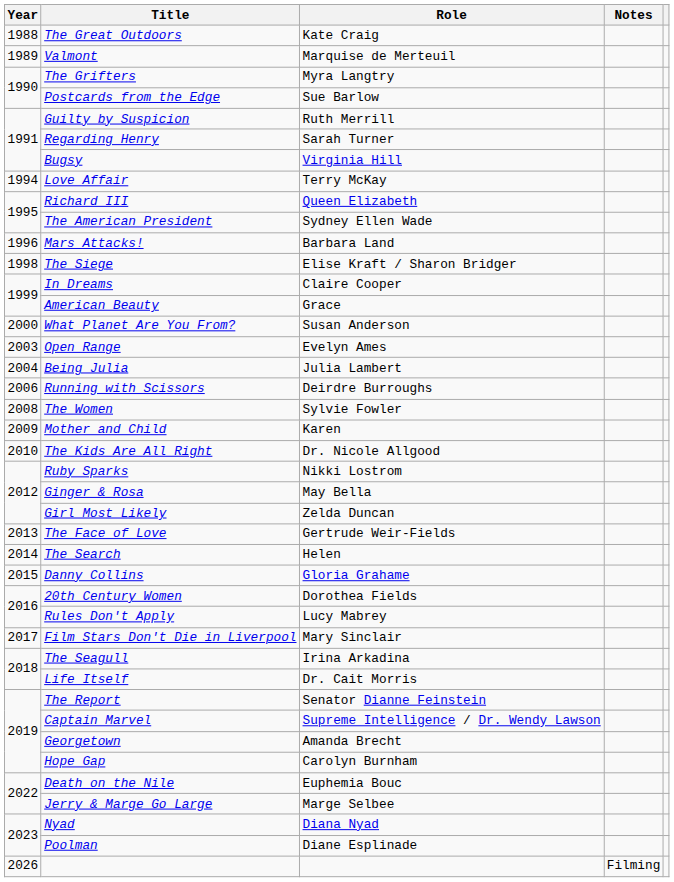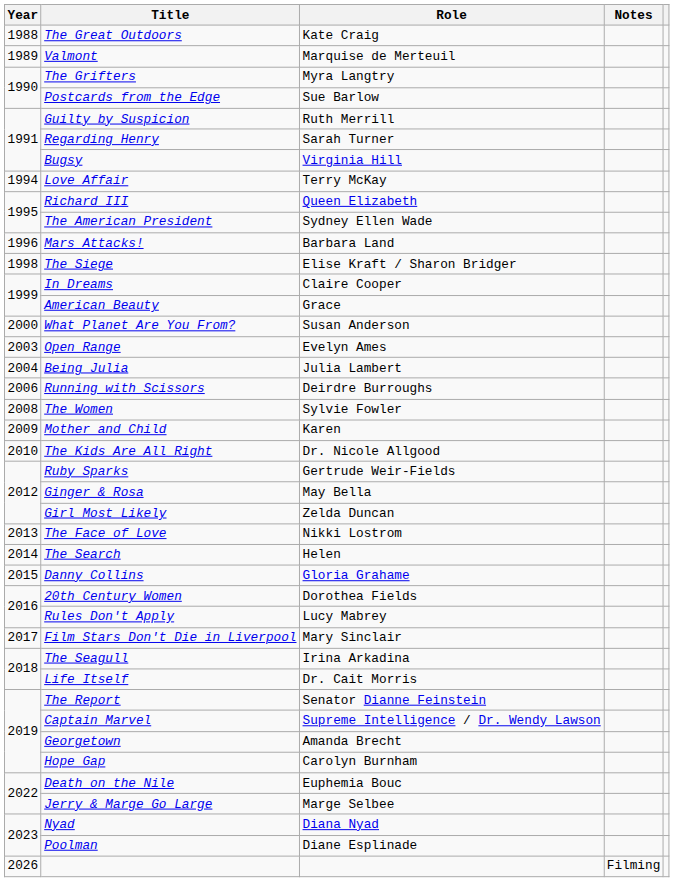(352, 472) Nikki Lostrom -> (379, 472) Gertrude Weir-Fields
(379, 534) Gertrude Weir-Fields -> (352, 534) Nikki Lostrom
